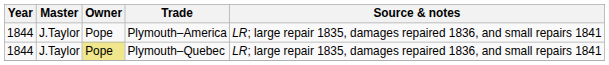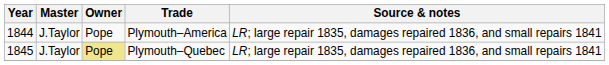(20, 51) 1844 -> (20, 51) 1845
